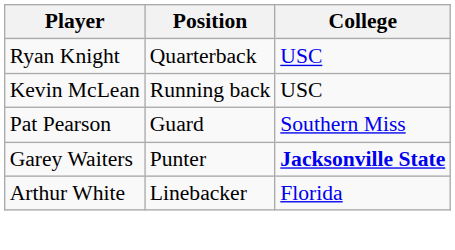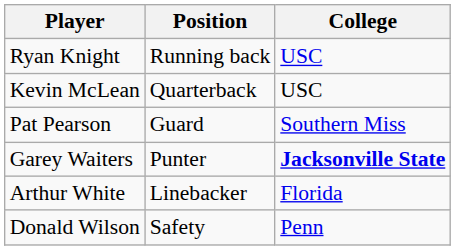(203, 55) Quarterback -> (210, 55) Running back
(210, 90) Running back -> (203, 90) Quarterback
+ row: (75, 227)
